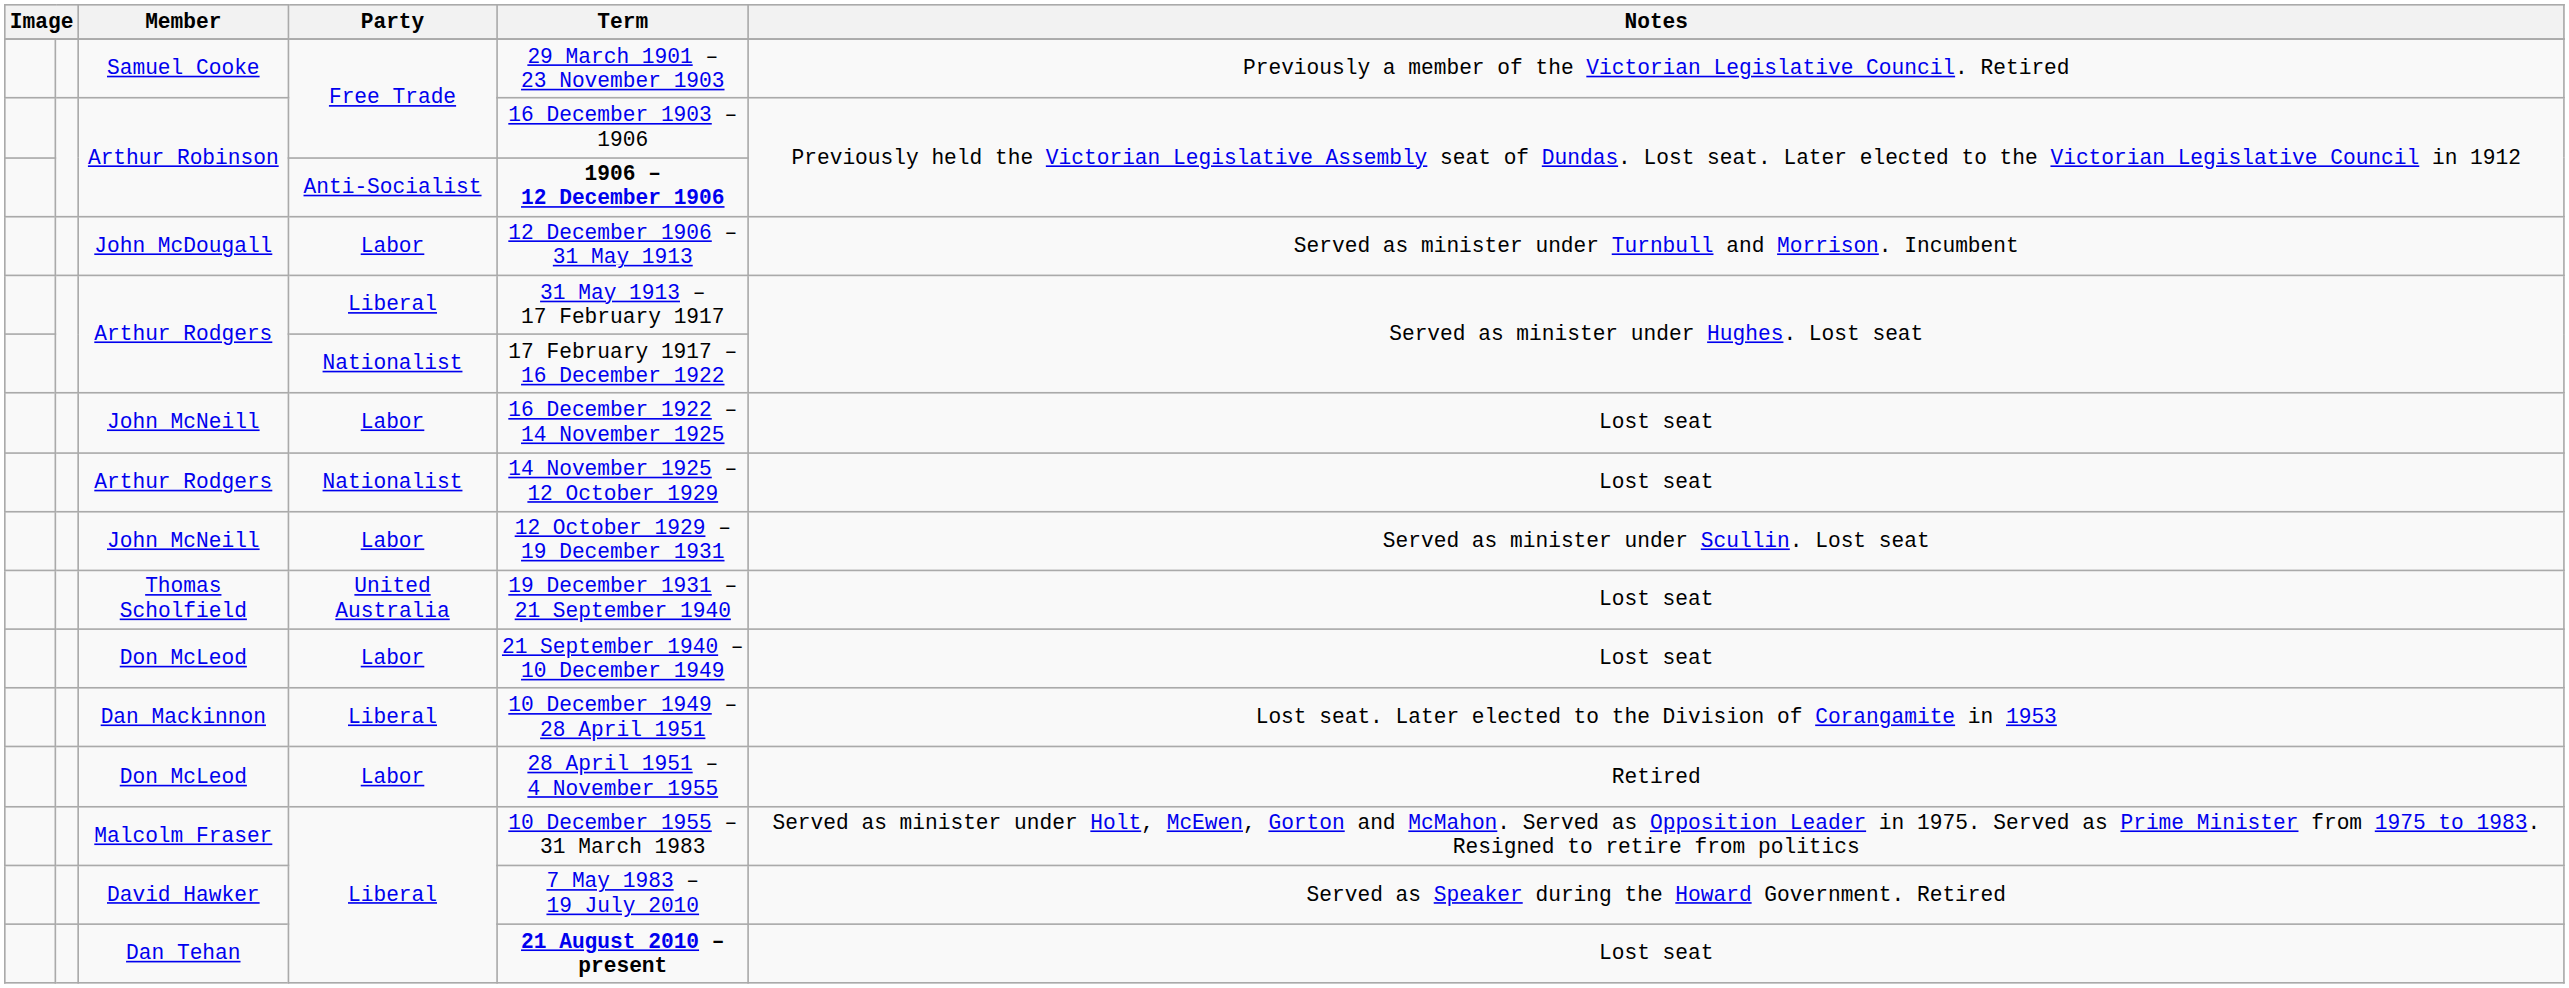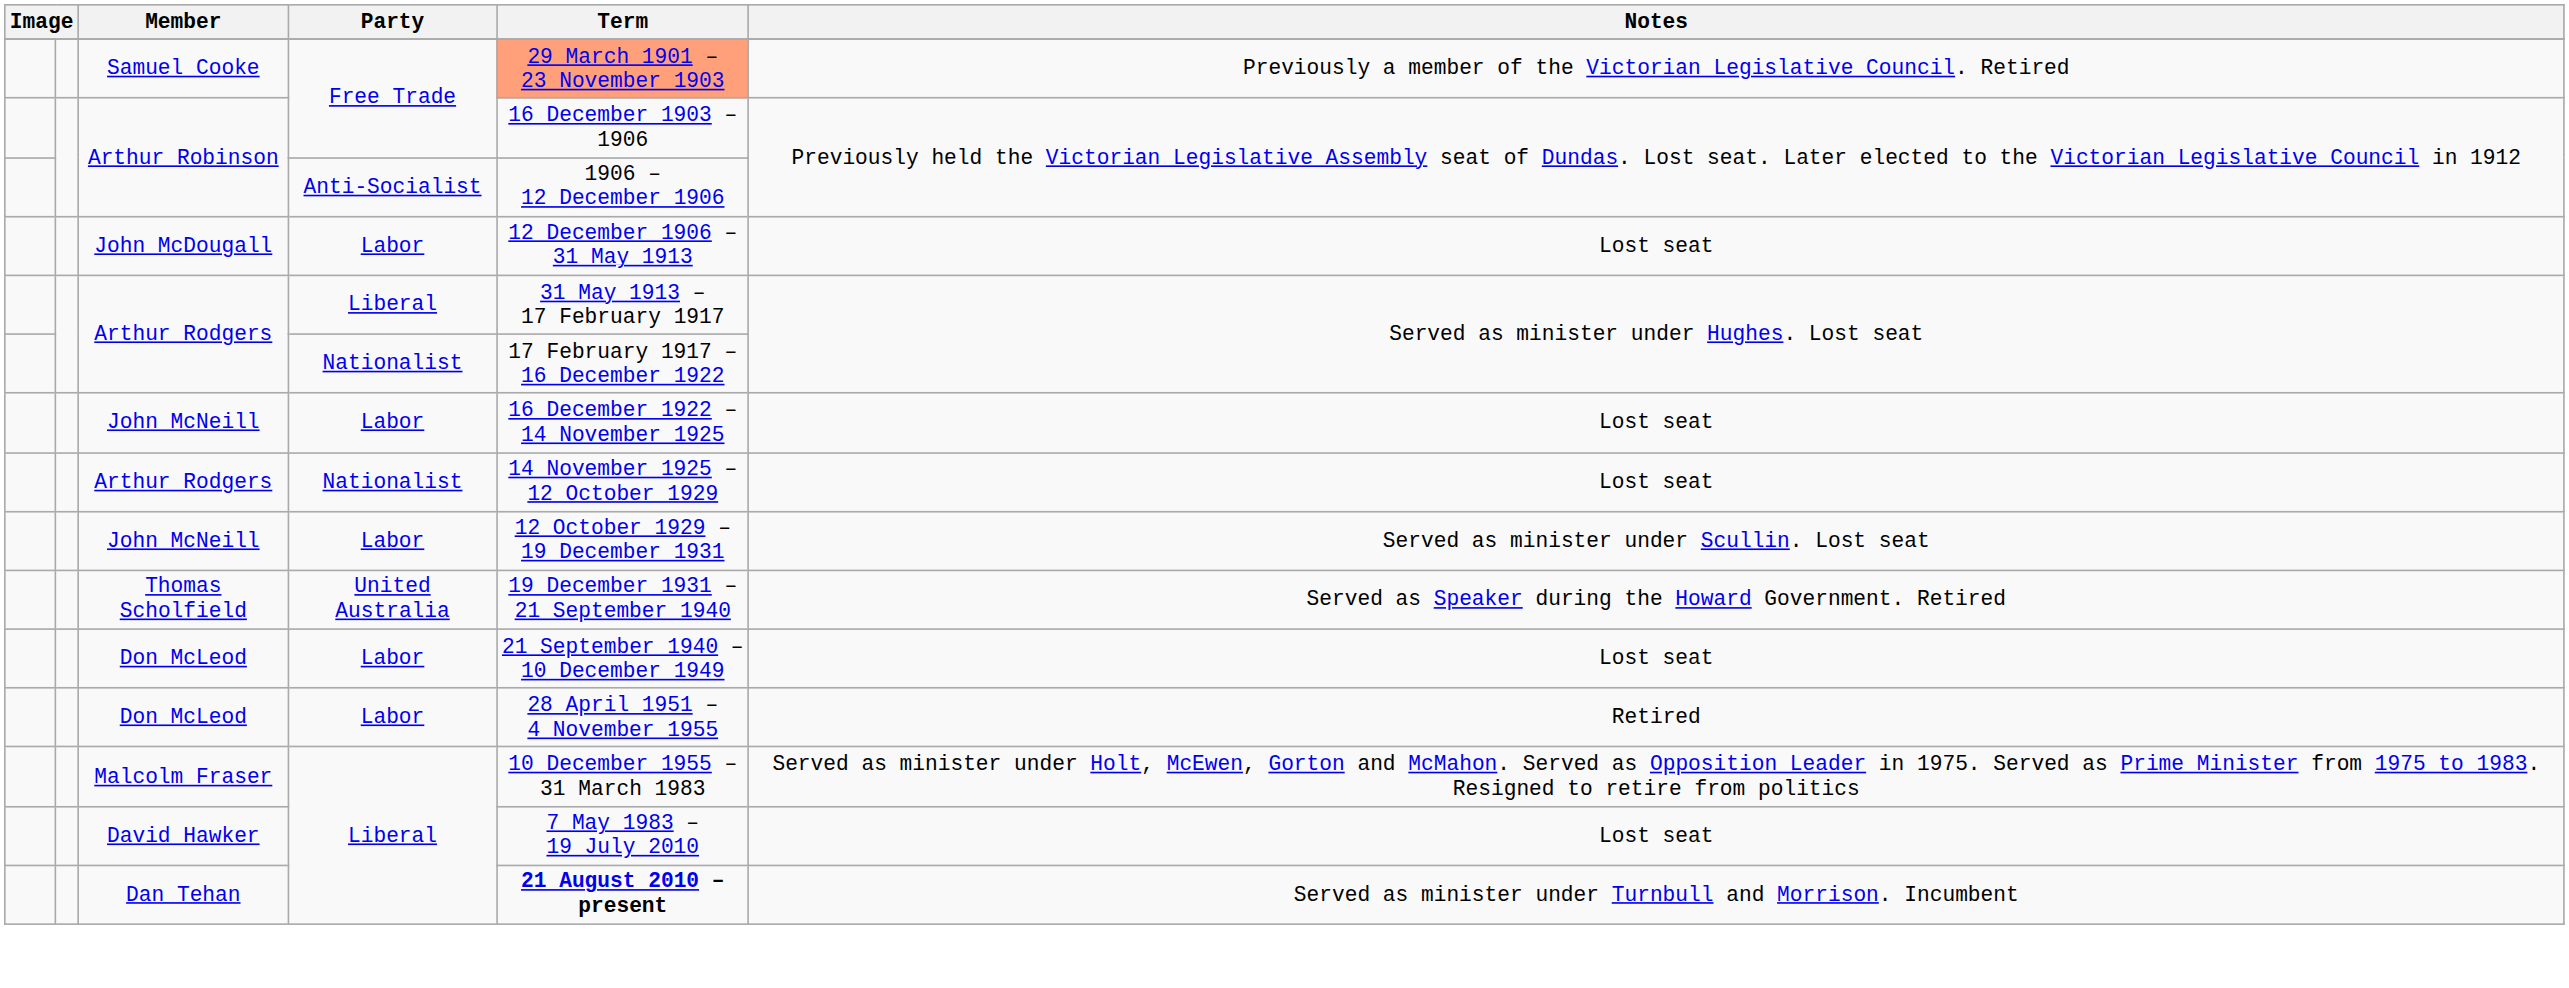(623, 69) no background -> (623, 69) lightsalmon background
(623, 187) bold -> (623, 187) normal
(1656, 246) Served as minister under Turnbull and Morrison. Incumbent -> (1656, 246) Lost seat
(1656, 600) Lost seat -> (1656, 600) Served as Speaker during the Howard Government. Retired
- row: (183, 718)
(1656, 895) Served as Speaker during the Howard Government. Retired -> (1656, 836) Lost seat
(1656, 954) Lost seat -> (1656, 895) Served as minister under Turnbull and Morrison. Incumbent
